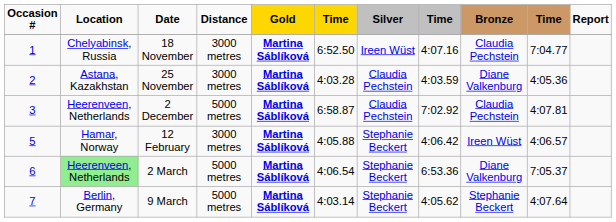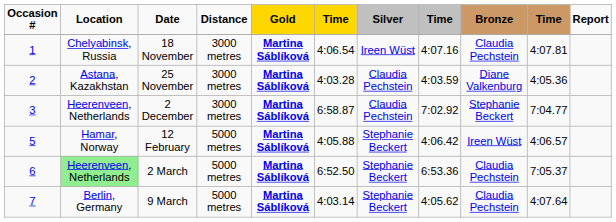(336, 50) 6:52.50 -> (336, 50) 4:06.54
(549, 50) 7:04.77 -> (549, 50) 4:07.81
(224, 110) 5000 metres -> (224, 110) 3000 metres
(494, 110) Claudia Pechstein -> (494, 110) Stephanie Beckert
(549, 110) 4:07.81 -> (549, 110) 7:04.77
(224, 141) 3000 metres -> (224, 141) 5000 metres
(336, 171) 4:06.54 -> (336, 171) 6:52.50
(494, 171) Diane Valkenburg -> (494, 171) Claudia Pechstein
(494, 201) Stephanie Beckert -> (494, 201) Claudia Pechstein
